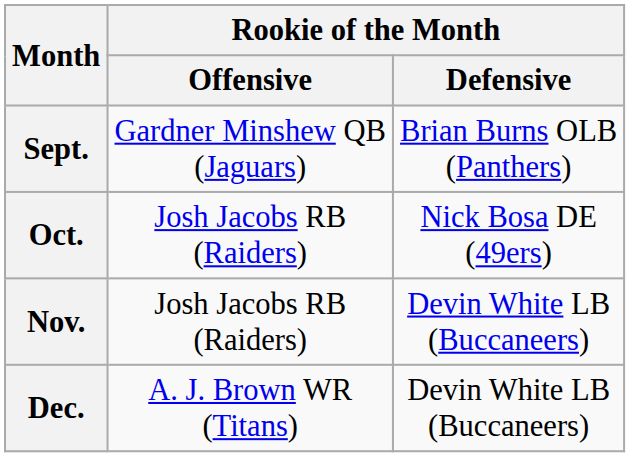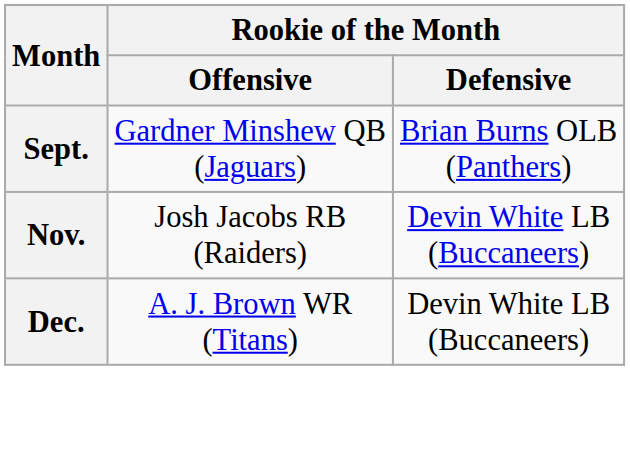- row: (56, 235)
